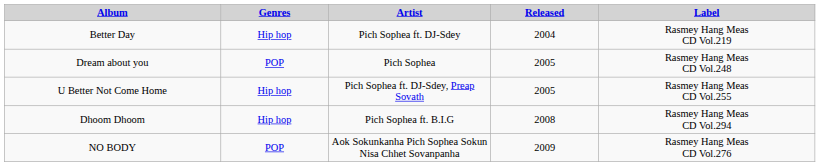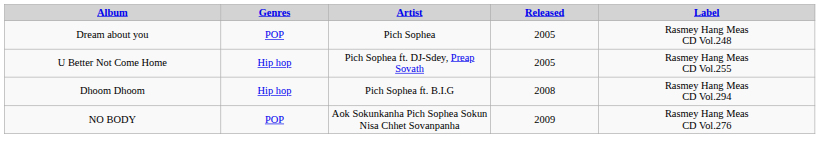- row: (112, 35)
